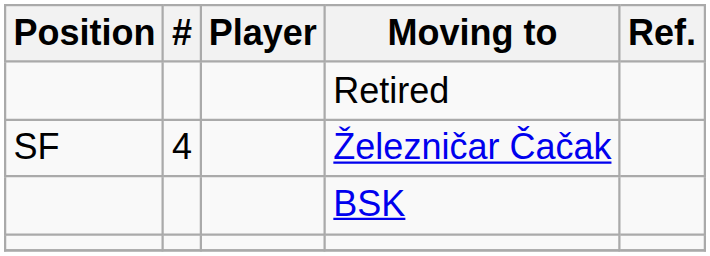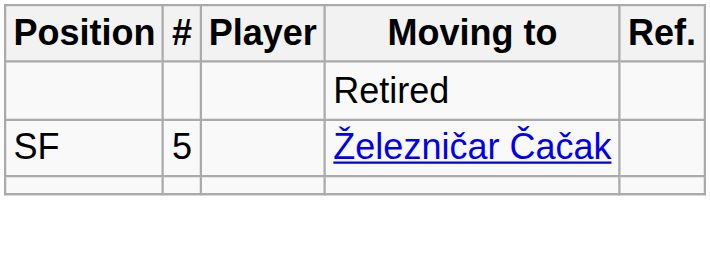(182, 147) 4 -> (182, 147) 5
- row: (84, 205)
